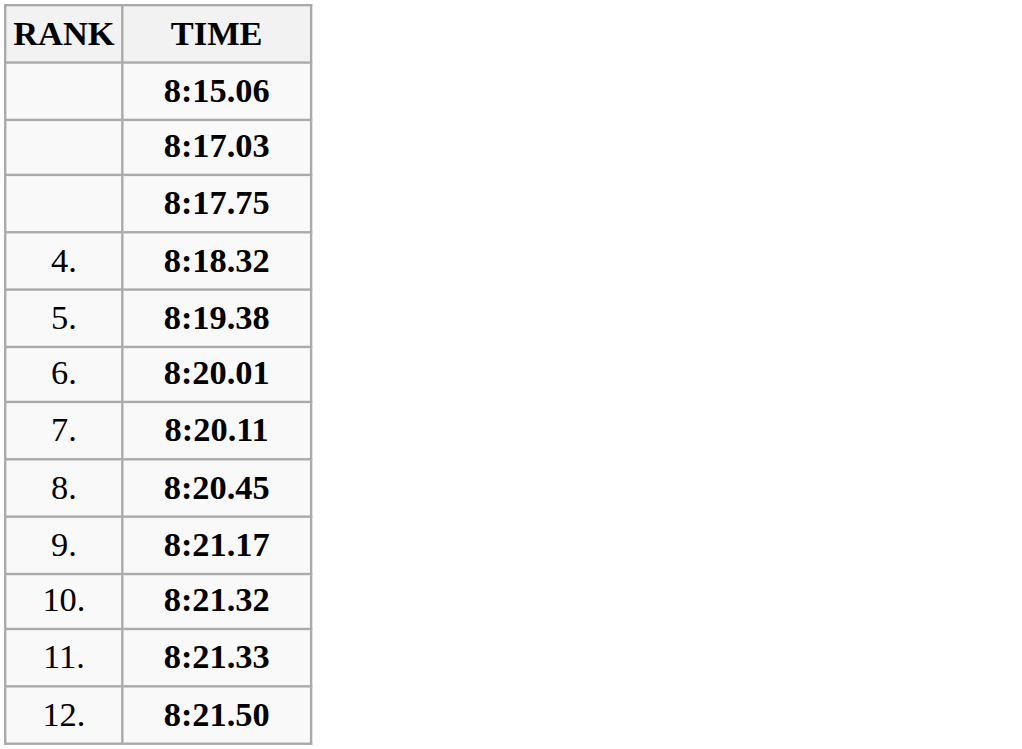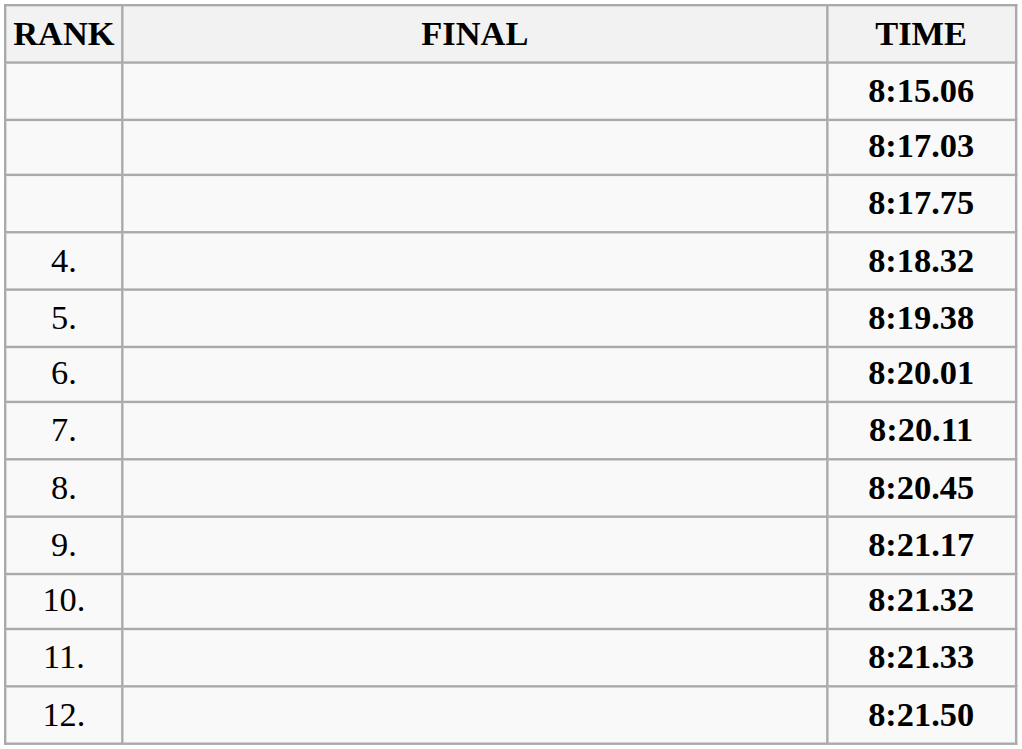+ column: (475, 33)
